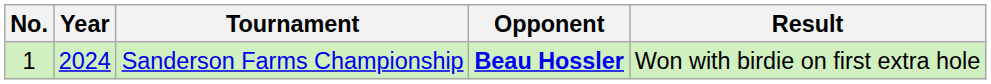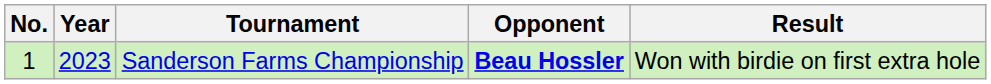(85, 61) 2024 -> (85, 61) 2023
